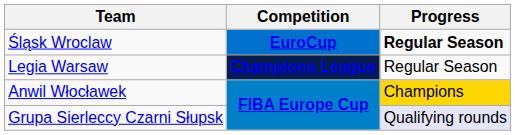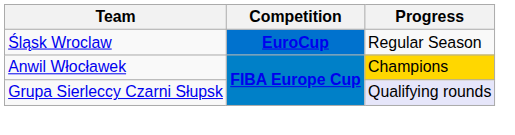(444, 42) bold -> (425, 42) normal
- row: (58, 67)
